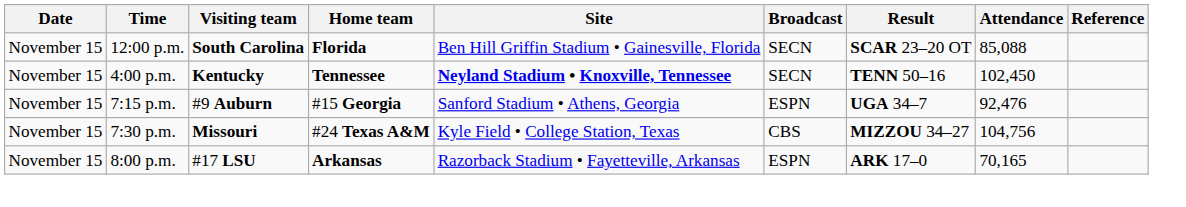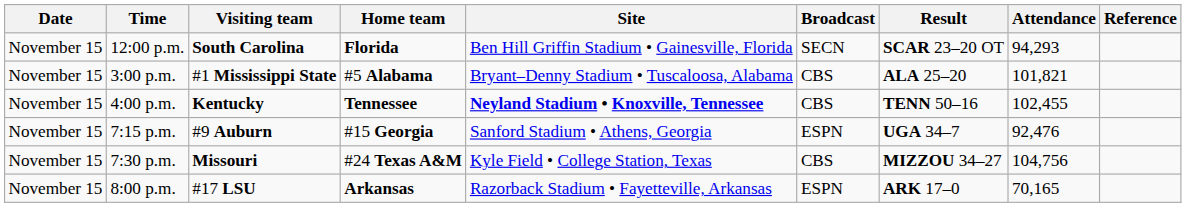(1003, 47) 85,088 -> (1036, 47) 94,293
+ row: (143, 75)
(790, 75) SECN -> (817, 103) CBS
(1007, 75) 102,450 -> (1040, 103) 102,455
